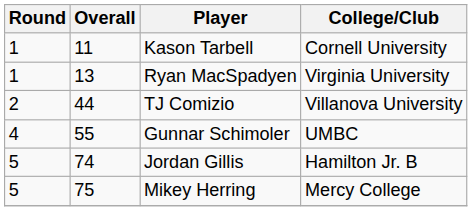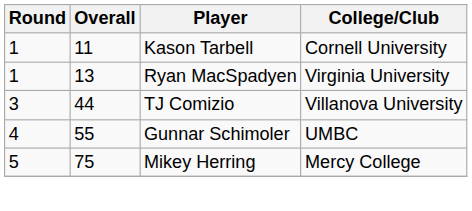(14, 104) 2 -> (14, 104) 3
- row: (194, 162)
